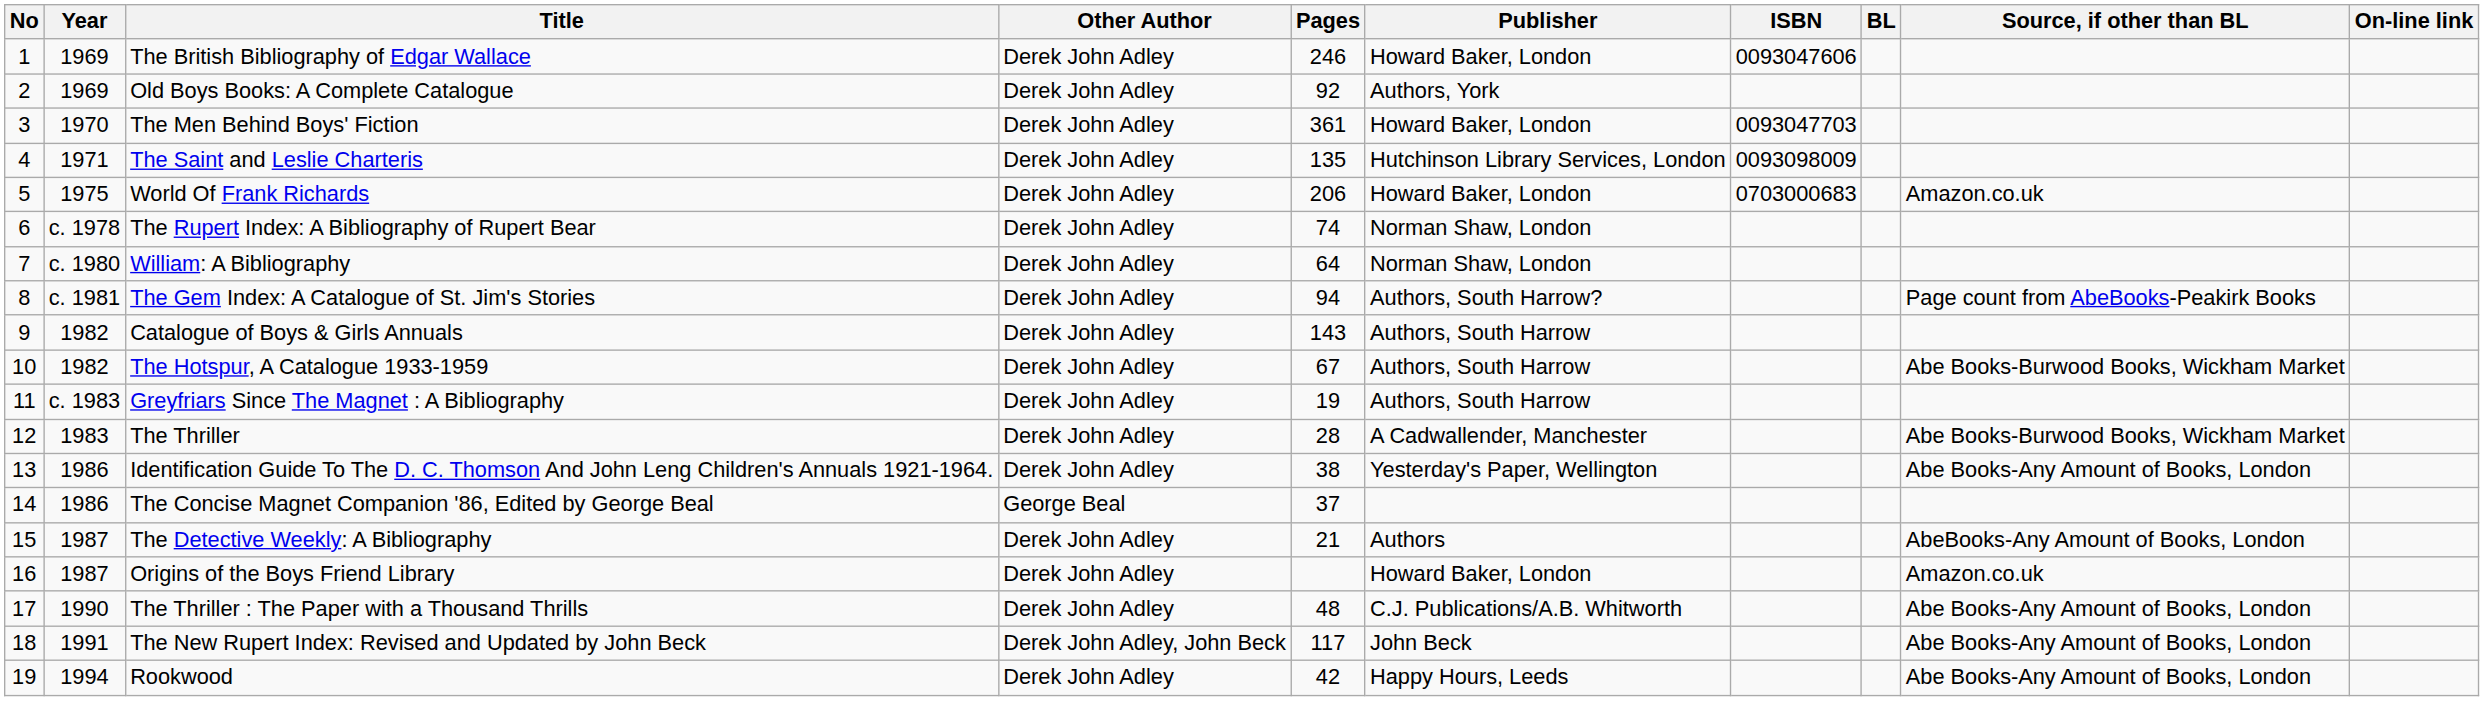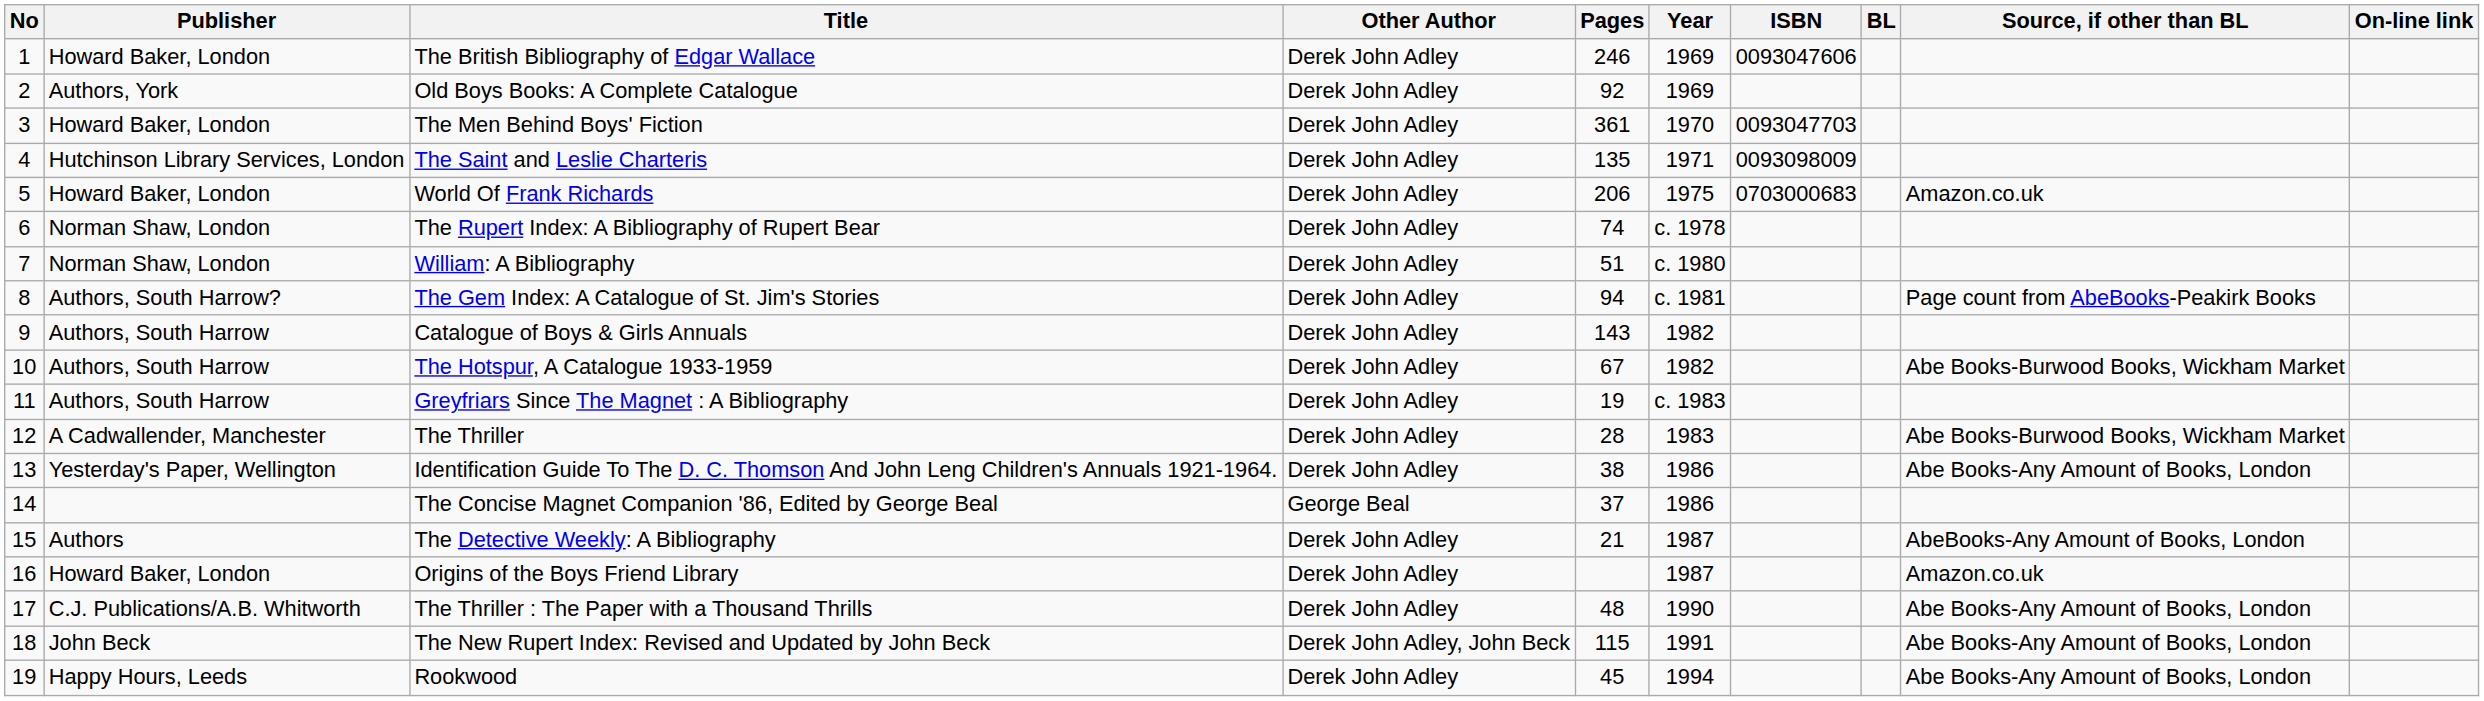columns swapped: (84, 21) <-> (1548, 21)
(1328, 263) 64 -> (1612, 263) 51
(1328, 642) 117 -> (1612, 642) 115
(1328, 677) 42 -> (1612, 677) 45
